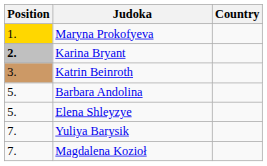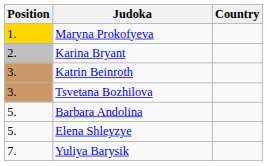(12, 53) bold -> (12, 53) normal
+ row: (104, 92)
- row: (101, 151)
